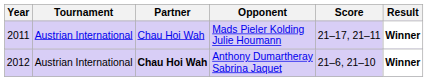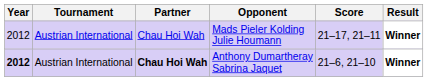(18, 35) 2011 -> (18, 35) 2012
(18, 63) normal -> (18, 63) bold
